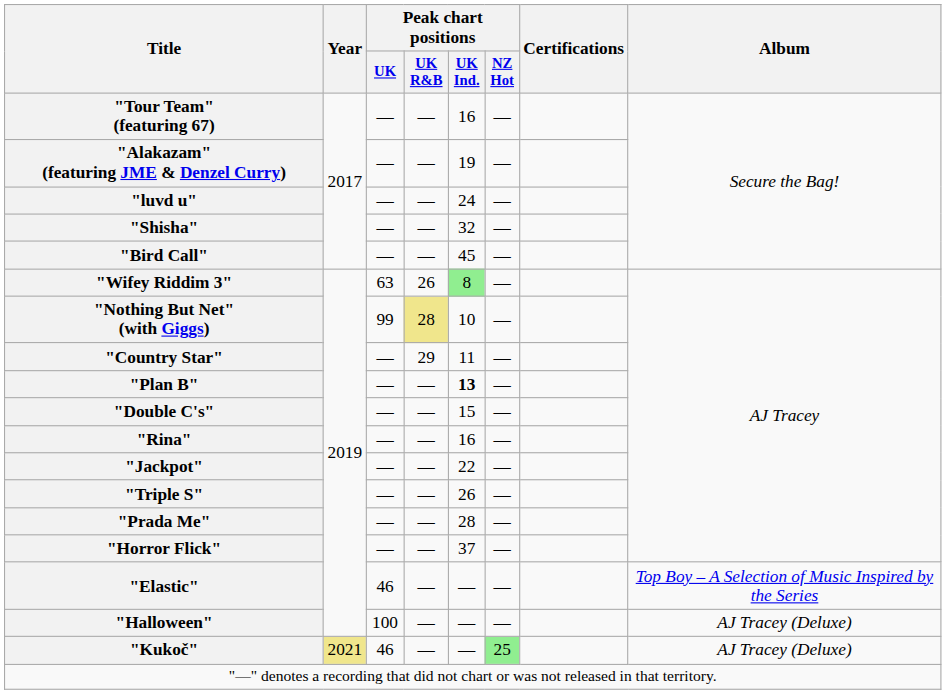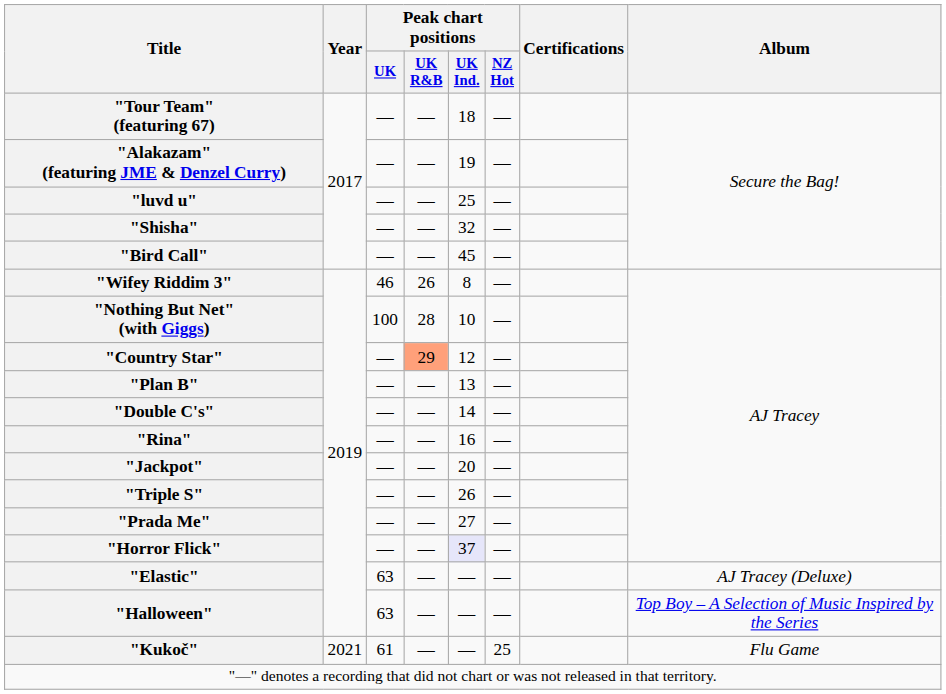(467, 116) 16 -> (467, 116) 18
(467, 200) 24 -> (467, 200) 25
(385, 282) 63 -> (385, 282) 46
(467, 282) lightgreen background -> (467, 282) no background
(385, 319) 99 -> (385, 319) 100
(426, 319) khaki background -> (426, 319) no background
(426, 356) no background -> (426, 356) lightsalmon background
(467, 356) 11 -> (467, 356) 12
(467, 384) bold -> (467, 384) normal
(467, 411) 15 -> (467, 411) 14
(467, 466) 22 -> (467, 466) 20
(467, 521) 28 -> (467, 521) 27
(467, 548) no background -> (467, 548) lavender background
(385, 585) 46 -> (385, 575) 63
(784, 585) Top Boy – A Selection of Music Inspired by the Series -> (784, 575) AJ Tracey (Deluxe)
(385, 622) 100 -> (385, 613) 63
(784, 622) AJ Tracey (Deluxe) -> (784, 613) Top Boy – A Selection of Music Inspired by the Series
(345, 650) khaki background -> (345, 650) no background
(385, 650) 46 -> (385, 650) 61
(502, 650) lightgreen background -> (502, 650) no background
(784, 650) AJ Tracey (Deluxe) -> (784, 650) Flu Game
